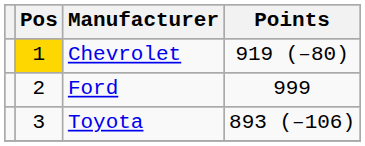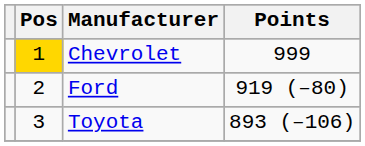(292, 56) 919 (–80) -> (292, 56) 999
(292, 90) 999 -> (292, 90) 919 (–80)
